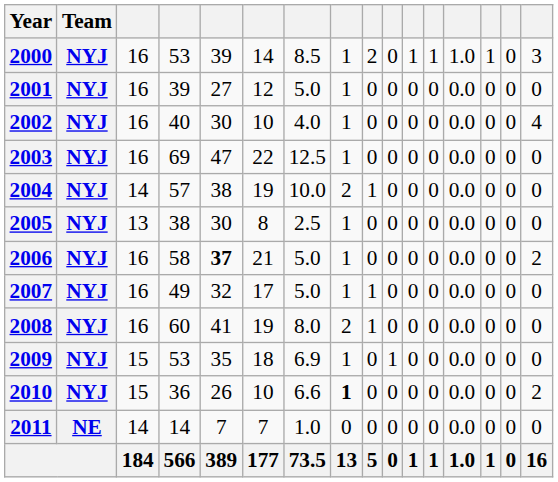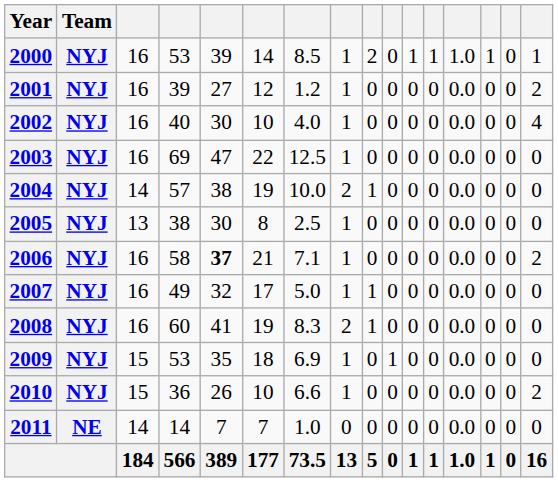(537, 55) 3 -> (537, 55) 1
(307, 88) 5.0 -> (307, 88) 1.2
(537, 88) 0 -> (537, 88) 2
(307, 257) 5.0 -> (307, 257) 7.1
(307, 325) 8.0 -> (307, 325) 8.3
(346, 392) bold -> (346, 392) normal
